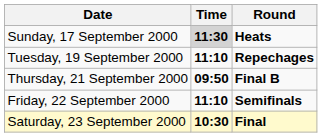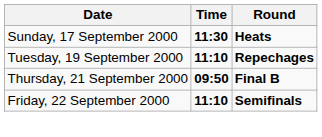(211, 36) lightgrey background -> (211, 36) no background
- row: (97, 121)
